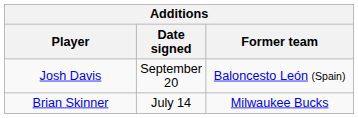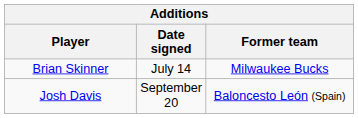rows swapped: (71, 103) <-> (71, 75)
